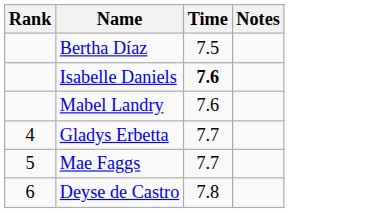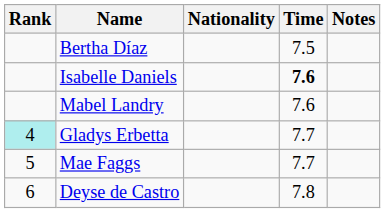+ column: (231, 18)
(30, 134) no background -> (30, 134) paleturquoise background
